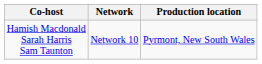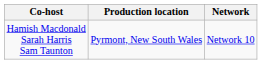columns swapped: (199, 12) <-> (114, 12)
